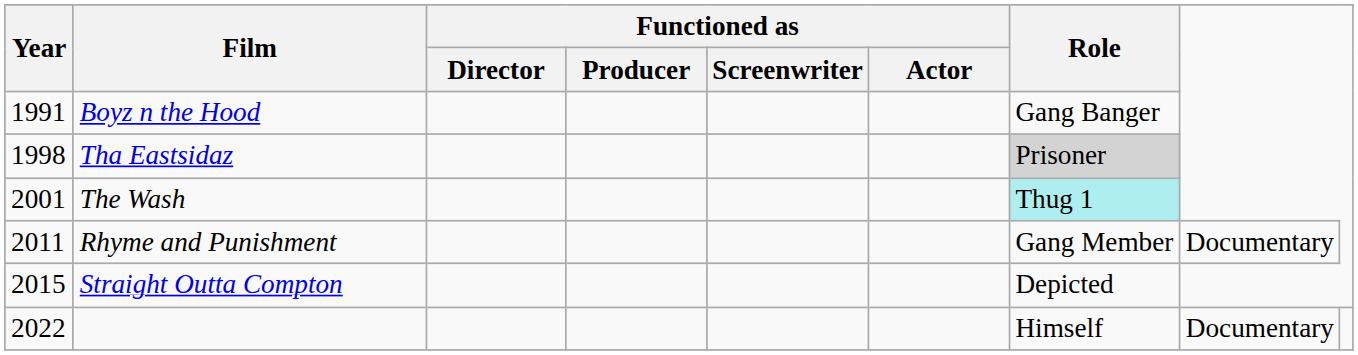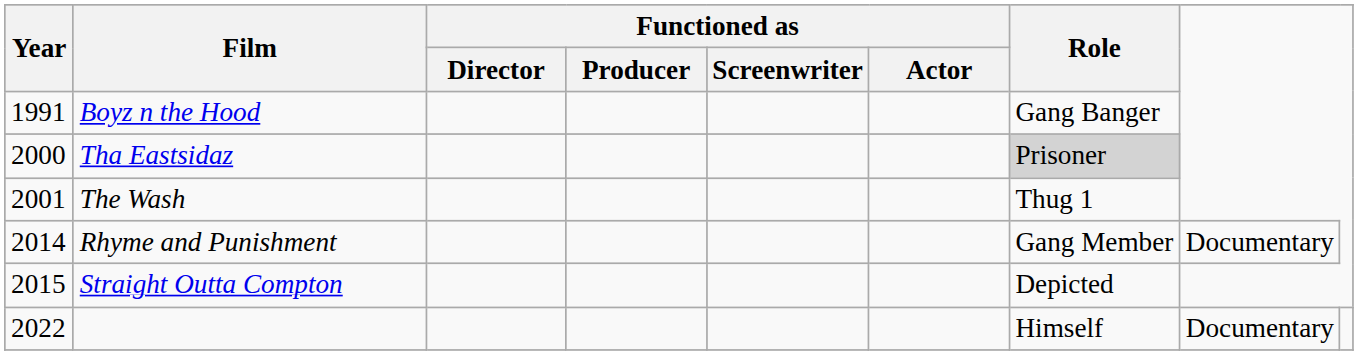(38, 155) 1998 -> (38, 155) 2000
(1054, 198) paleturquoise background -> (1054, 198) no background
(38, 241) 2011 -> (38, 241) 2014
